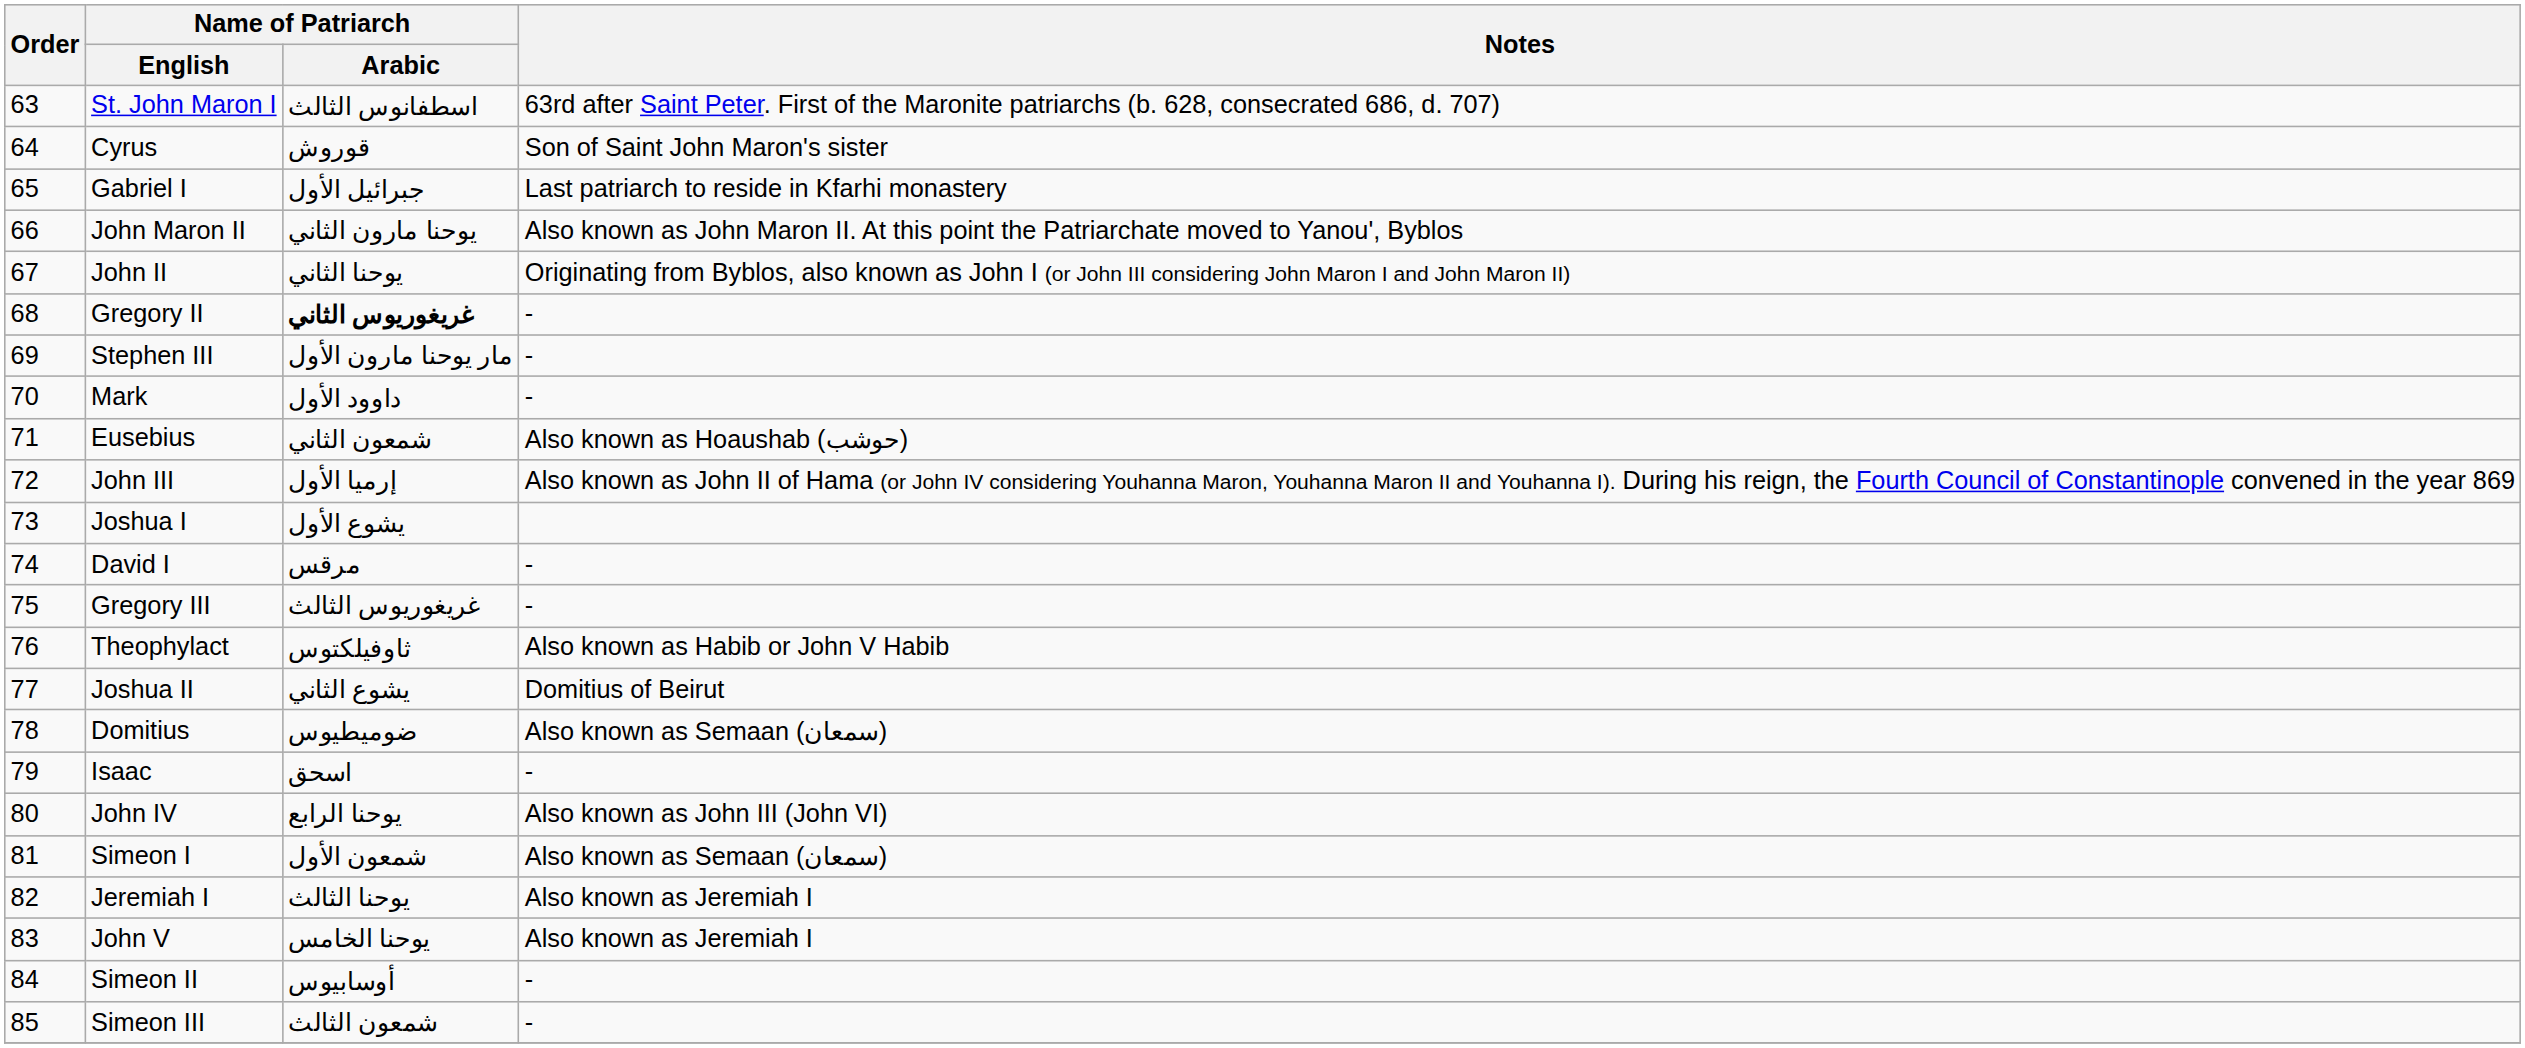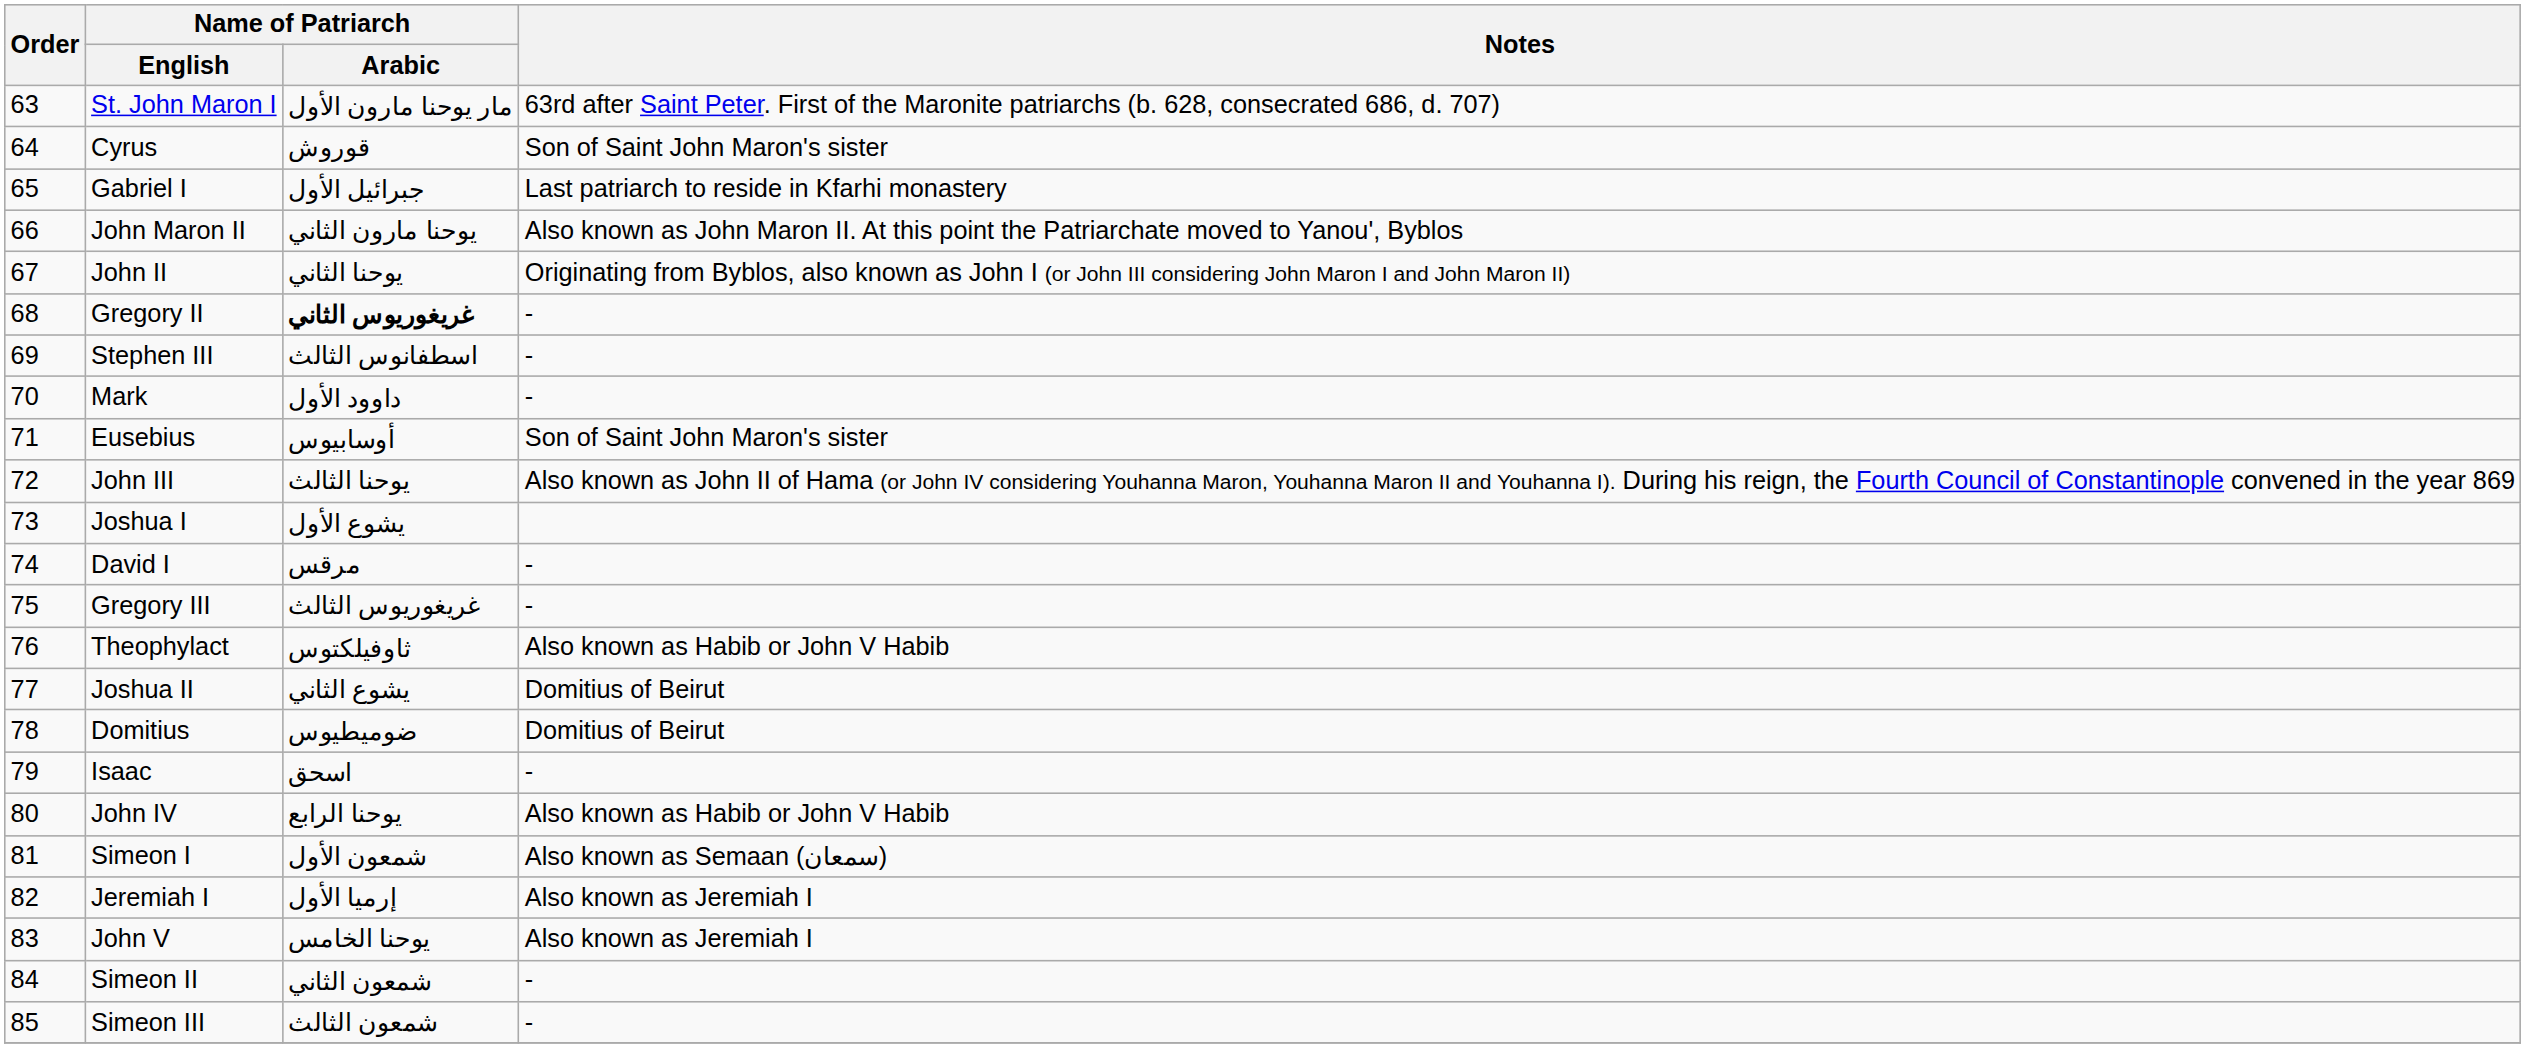(383, 106) اسطفانوس الثالث -> (401, 106) مار يوحنا مارون الأول
(401, 356) مار يوحنا مارون الأول -> (383, 356) اسطفانوس الثالث
(360, 439) شمعون الثاني -> (341, 439) أوسابيوس
(717, 439) Also known as Hoaushab (حوشب) -> (706, 438) Son of Saint John Maron's sister
(342, 481) إرميا الأول -> (349, 481) يوحنا الثالث
(706, 731) Also known as Semaan (سمعان) -> (625, 730) Domitius of Beirut
(706, 813) Also known as John III (John VI) -> (737, 813) Also known as Habib or John V Habib
(349, 898) يوحنا الثالث -> (342, 898) إرميا الأول
(341, 981) أوسابيوس -> (360, 981) شمعون الثاني
